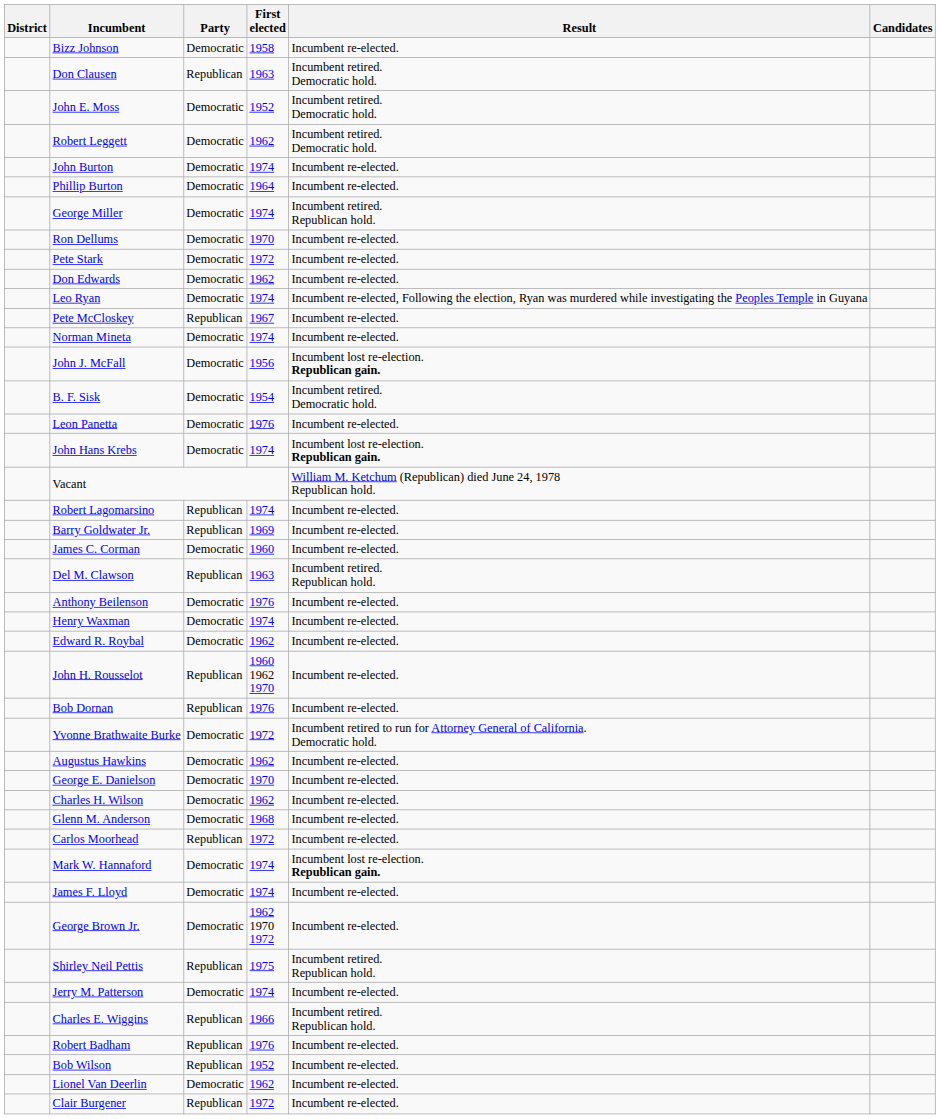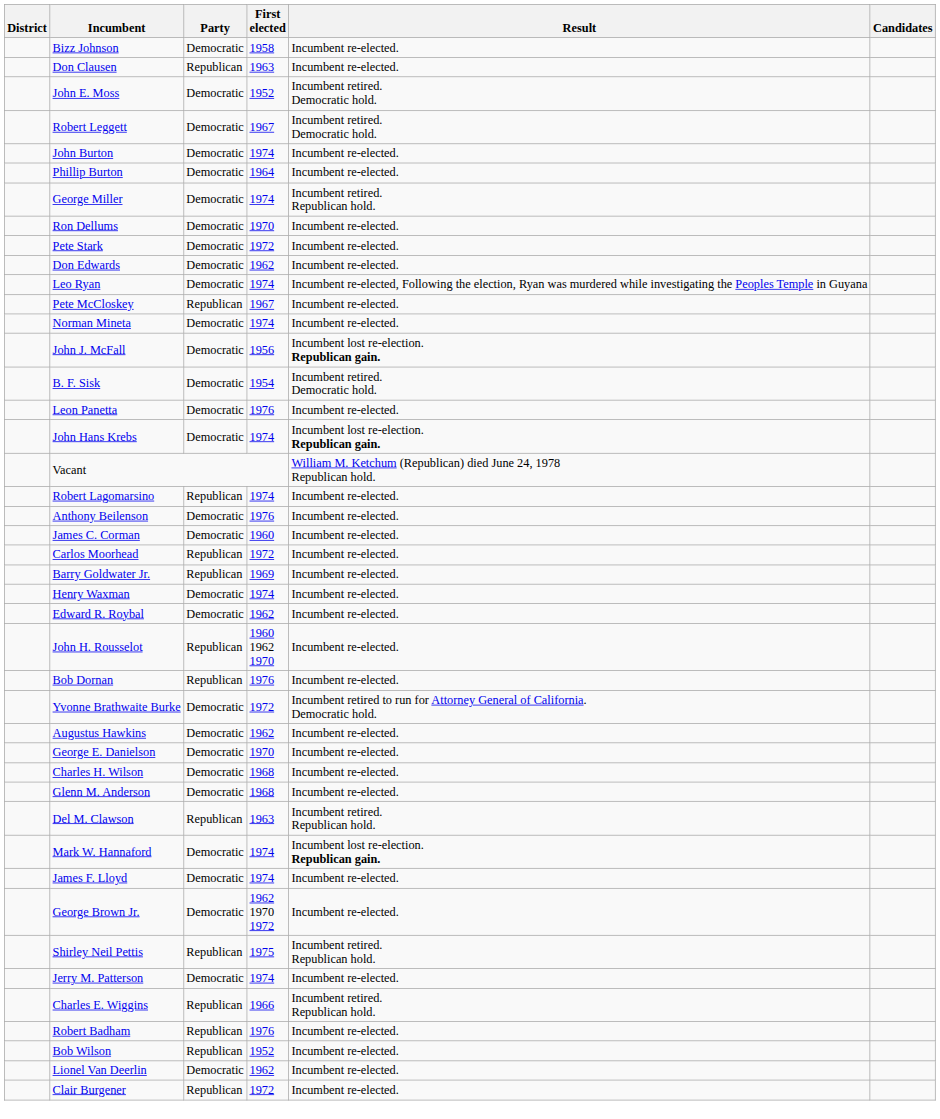(337, 74) Incumbent retired. Democratic hold. -> (345, 67) Incumbent re-elected.
(262, 140) 1962 -> (262, 127) 1967
rows swapped: (101, 529) <-> (100, 602)
rows swapped: (96, 839) <-> (93, 575)
(262, 800) 1962 -> (262, 772) 1968
